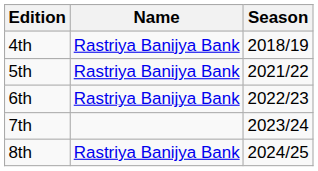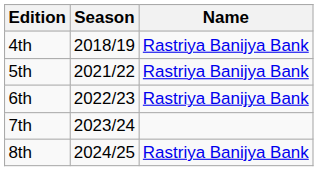columns swapped: (278, 17) <-> (157, 17)
